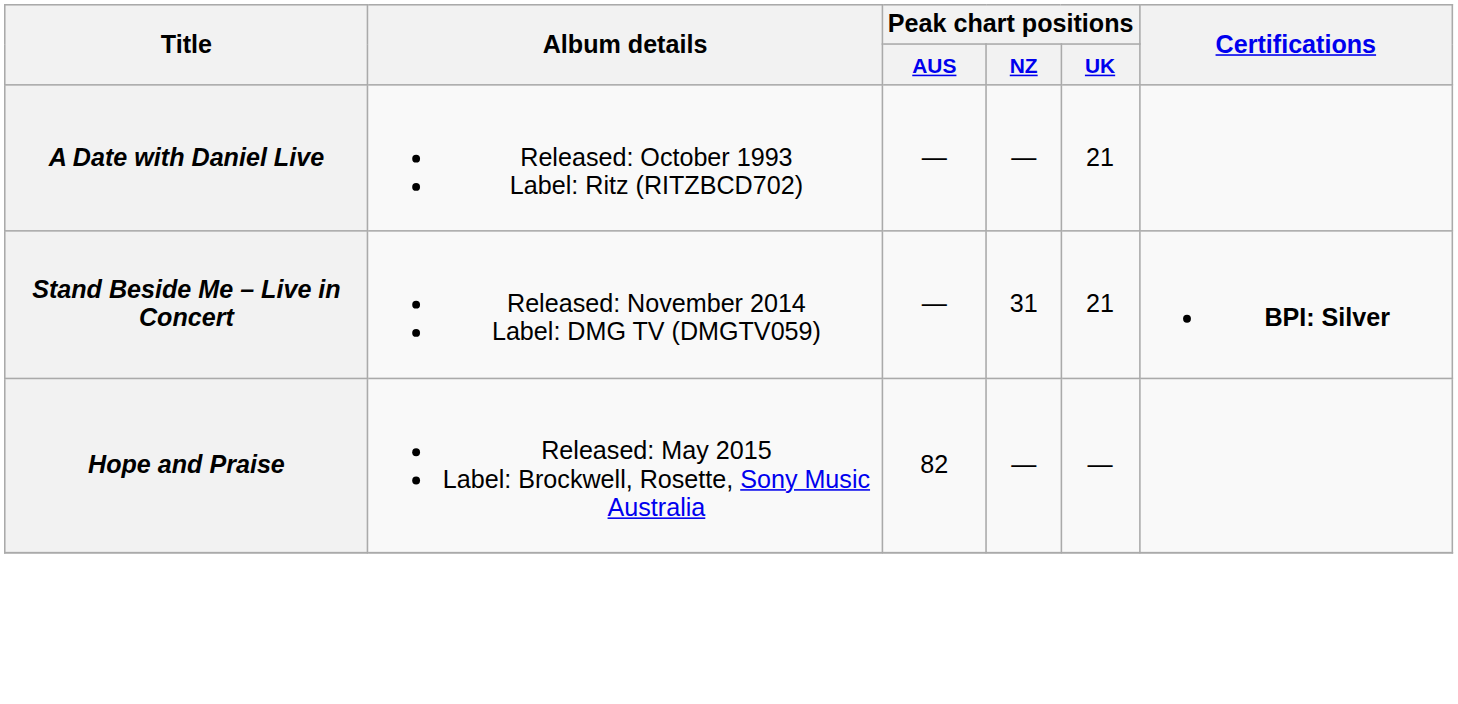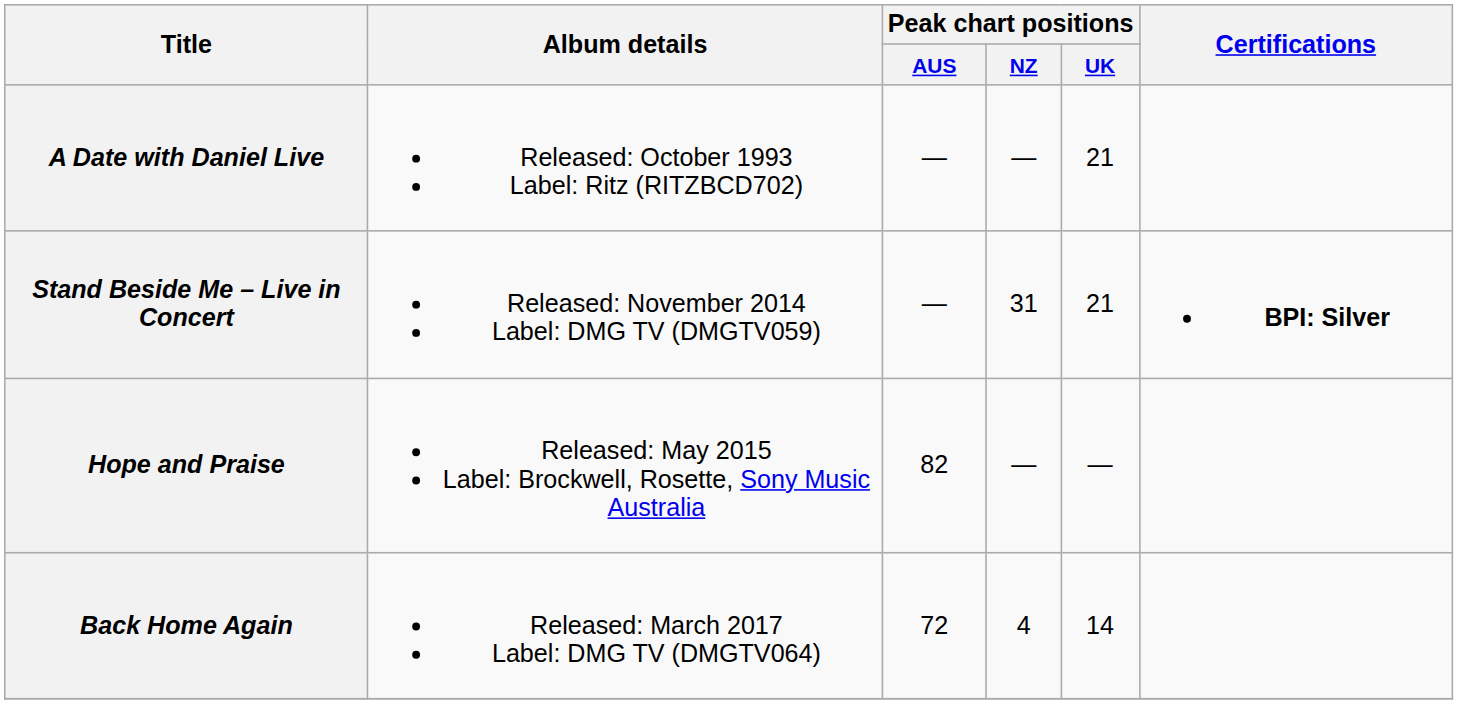+ row: (186, 625)
